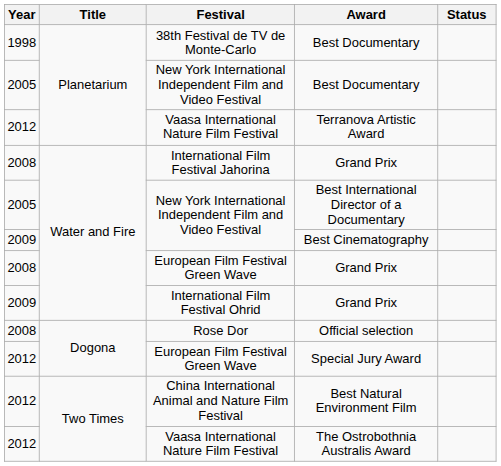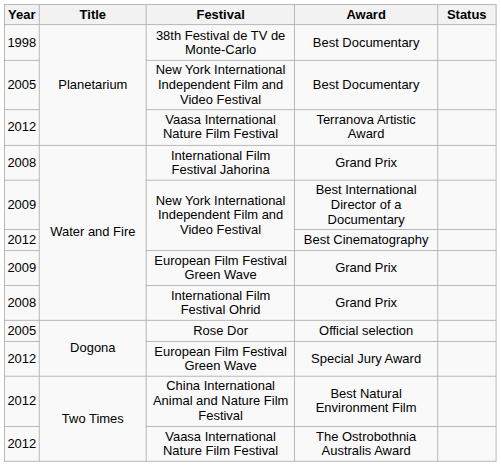(22, 205) 2005 -> (22, 205) 2009
(22, 240) 2009 -> (22, 240) 2012
(22, 268) 2008 -> (22, 268) 2009
(22, 303) 2009 -> (22, 303) 2008
(22, 330) 2008 -> (22, 330) 2005
